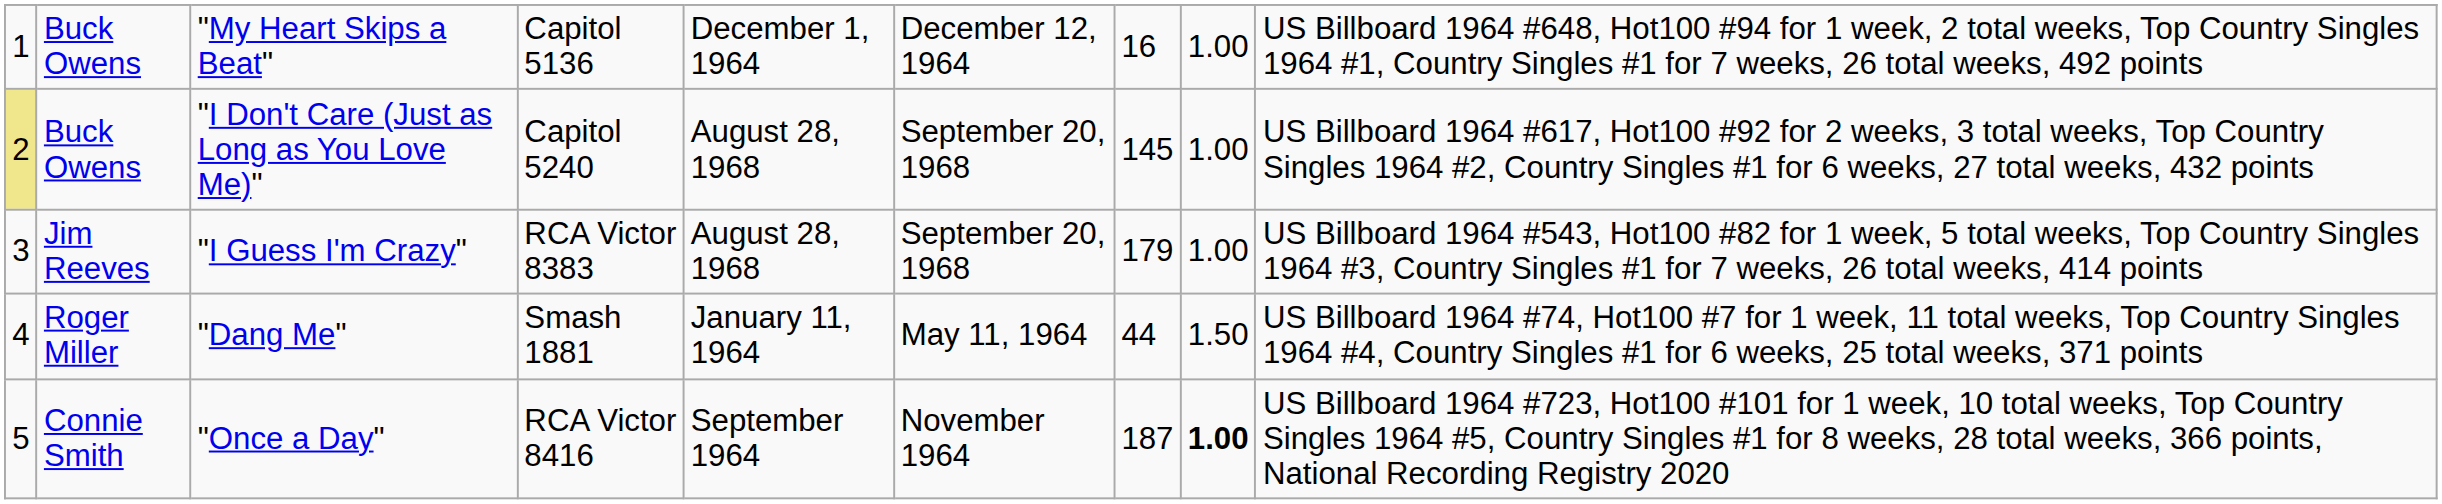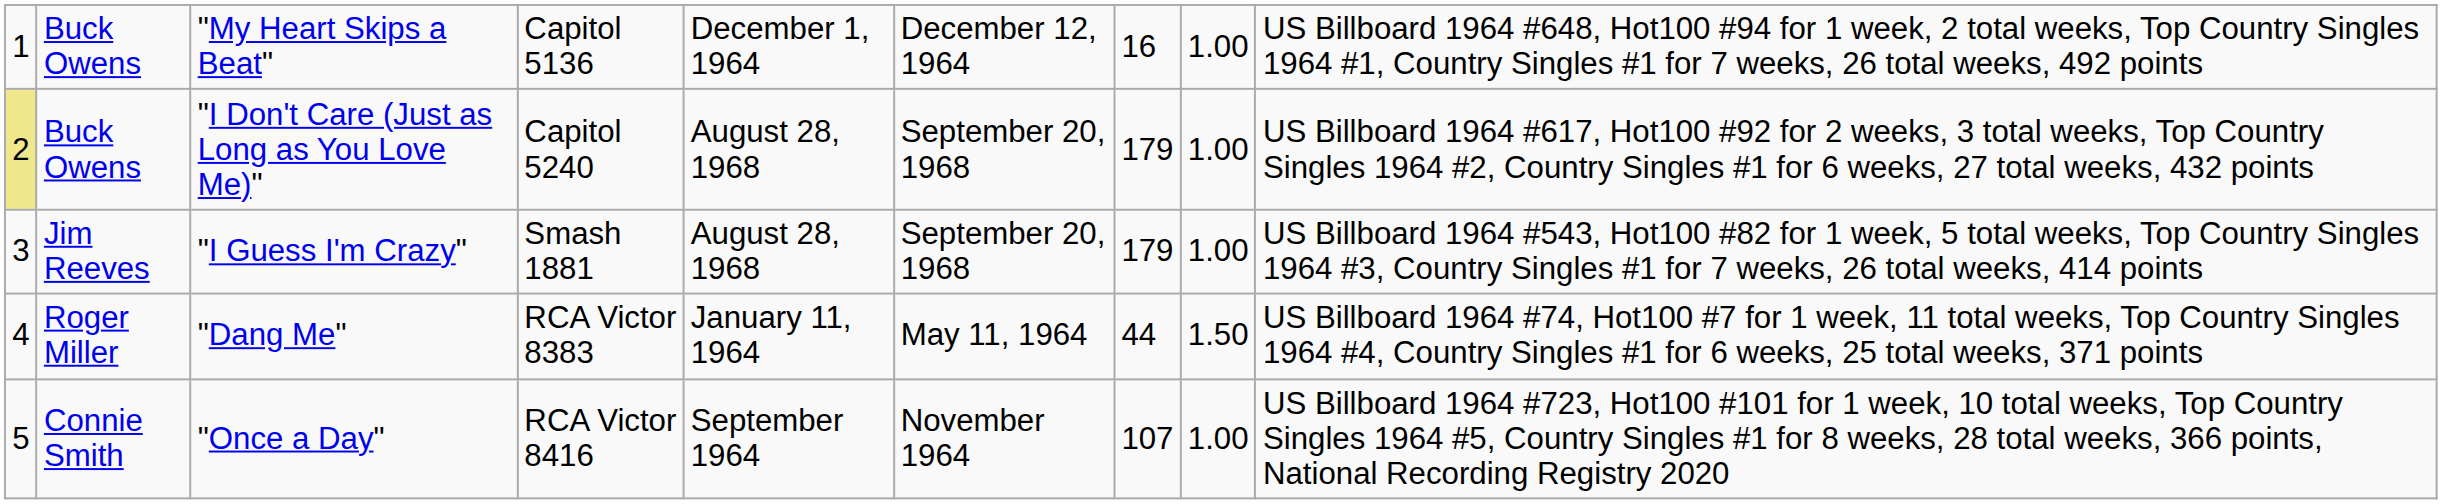(1147, 148) 145 -> (1147, 148) 179
(600, 251) RCA Victor 8383 -> (573, 251) Smash 1881
(573, 335) Smash 1881 -> (600, 335) RCA Victor 8383
(1147, 437) 187 -> (1147, 437) 107
(1218, 437) bold -> (1218, 437) normal
